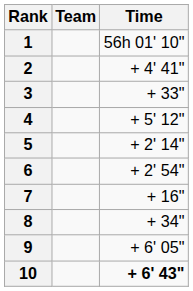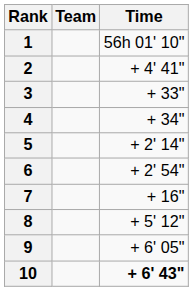(157, 119) + 5' 12" -> (166, 119) + 34"
(166, 222) + 34" -> (157, 222) + 5' 12"
